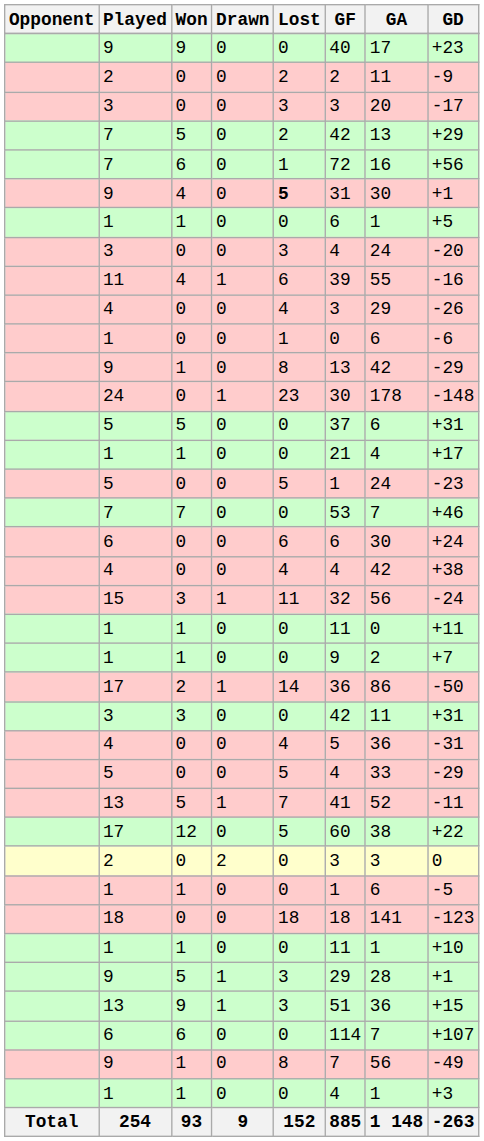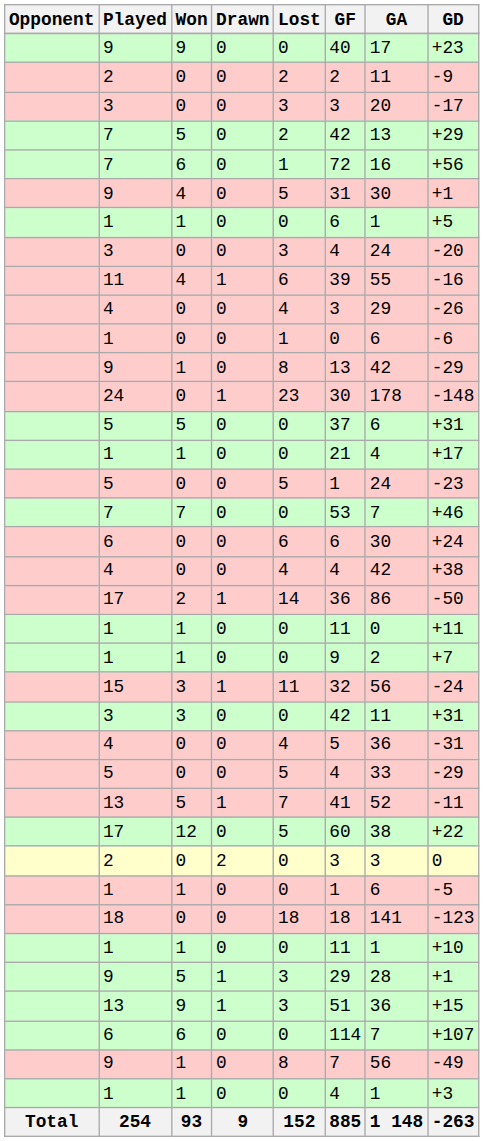(283, 193) bold -> (283, 193) normal
rows swapped: (114, 600) <-> (114, 687)
